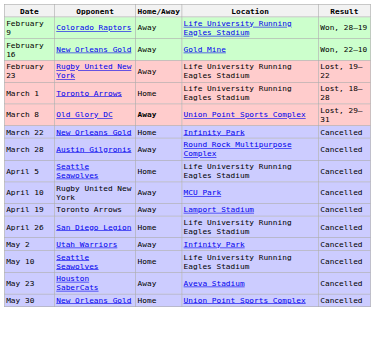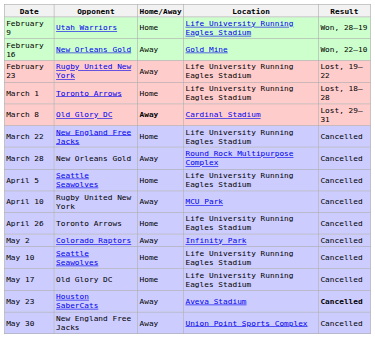(94, 28) Colorado Raptors -> (87, 28) Utah Warriors
(147, 28) Away -> (149, 28) Home
(245, 115) Union Point Sports Complex -> (223, 115) Cardinal Stadium
(94, 132) New Orleans Gold -> (94, 136) New England Free Jacks
(214, 132) Infinity Park -> (239, 136) Life University Running Eagles Stadium
(94, 149) Austin Gilgronis -> (94, 158) New Orleans Gold
- row: (25, 210)
(94, 227) San Diego Legion -> (89, 223) Toronto Arrows
(87, 244) Utah Warriors -> (94, 240) Colorado Raptors
+ row: (20, 279)
(341, 283) normal -> (342, 301) bold
(94, 300) New Orleans Gold -> (94, 323) New England Free Jacks
(147, 300) Home -> (149, 323) Away
